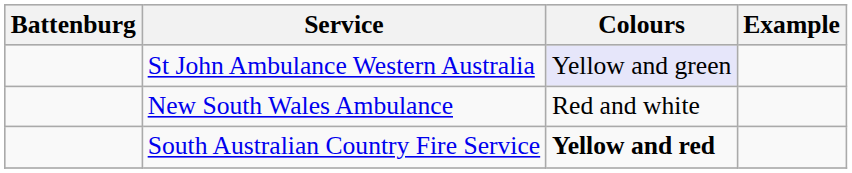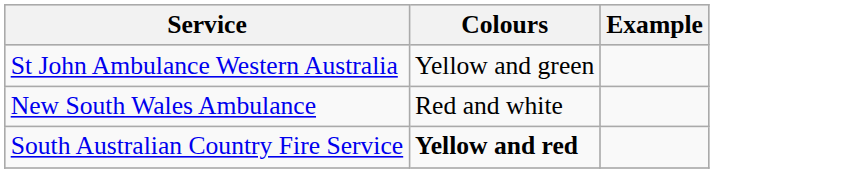- column: (73, 24)
(642, 65) lavender background -> (505, 65) no background
